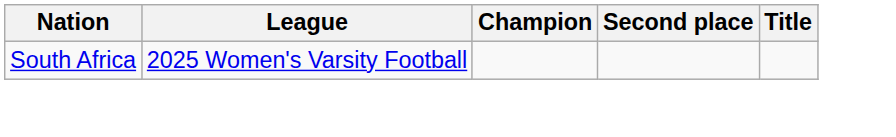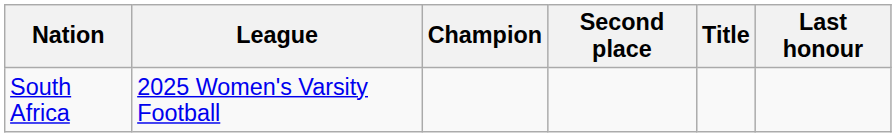+ column: (823, 36)
